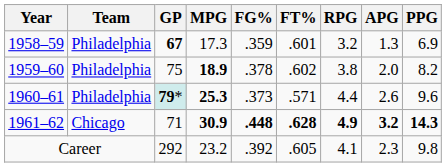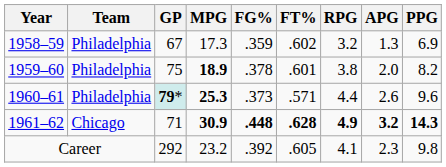(175, 44) bold -> (175, 44) normal
(302, 44) .601 -> (302, 44) .602
(302, 70) .602 -> (302, 70) .601
